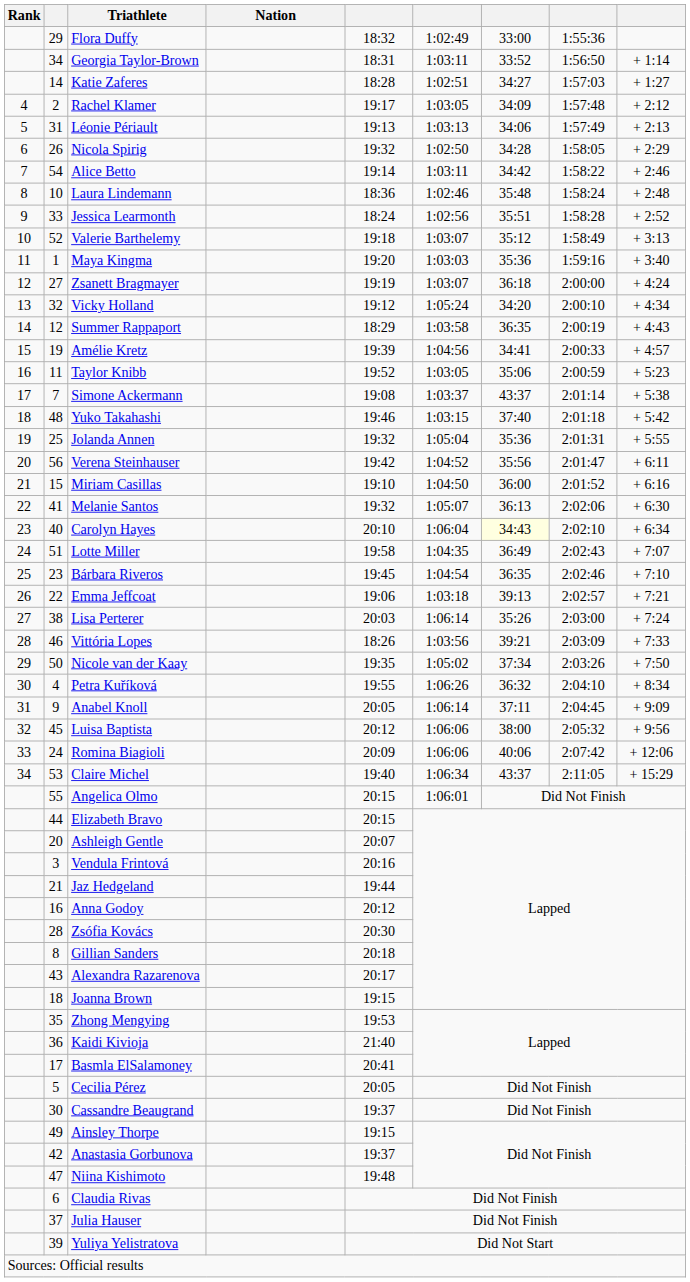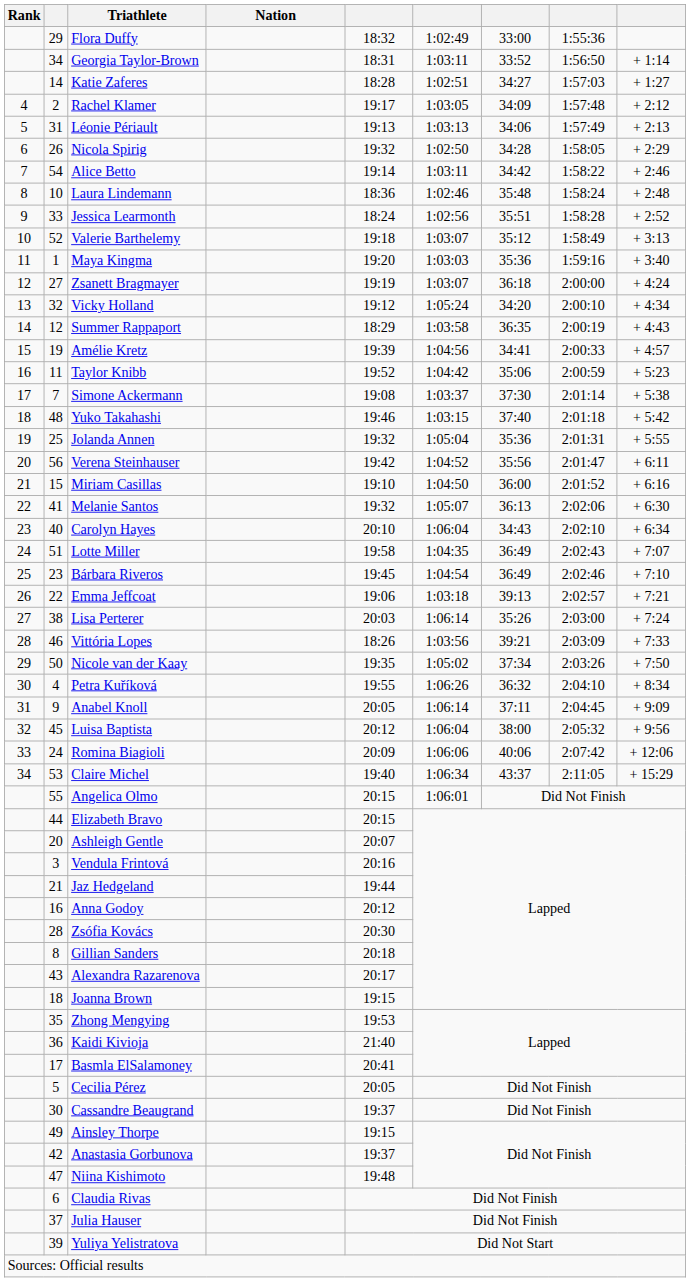(447, 372) 1:03:05 -> (447, 372) 1:04:42
(515, 395) 43:37 -> (515, 395) 37:30
(515, 529) lightyellow background -> (515, 529) no background
(515, 573) 36:35 -> (515, 573) 36:49
(447, 730) 1:06:06 -> (447, 730) 1:06:04
